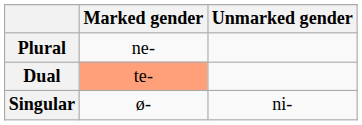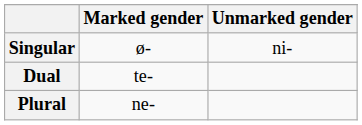rows swapped: (42, 104) <-> (42, 47)
(143, 76) lightsalmon background -> (143, 76) no background
